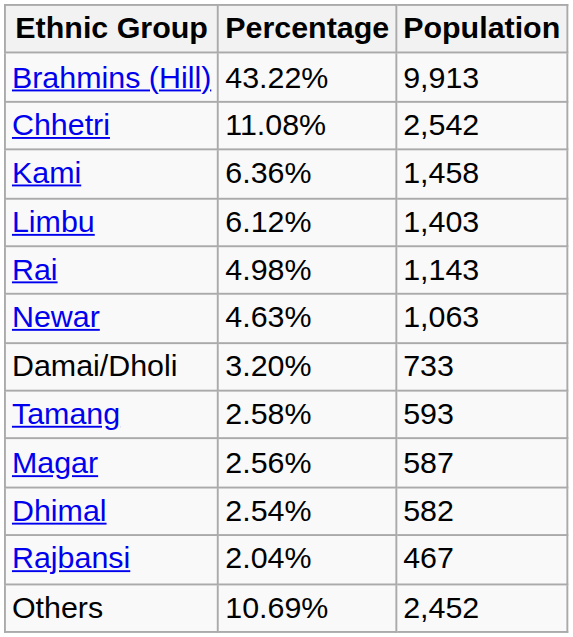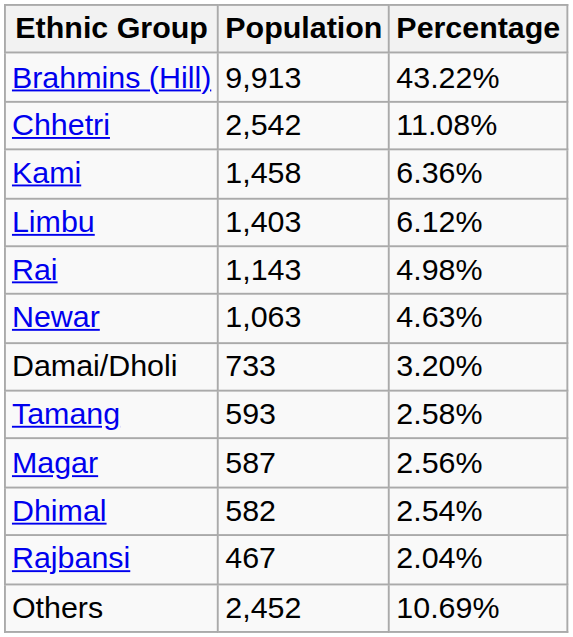columns swapped: (482, 28) <-> (307, 28)
